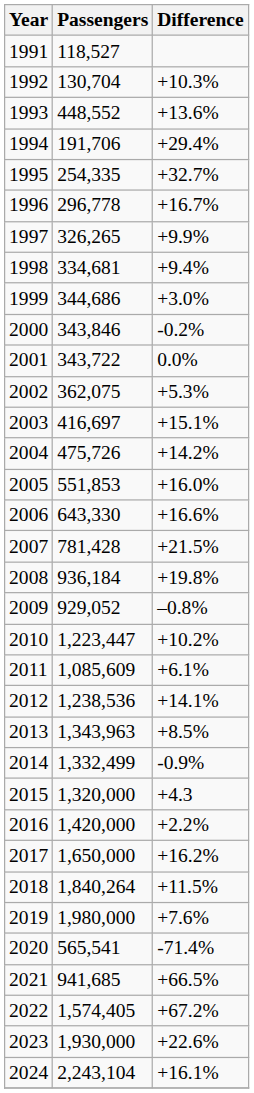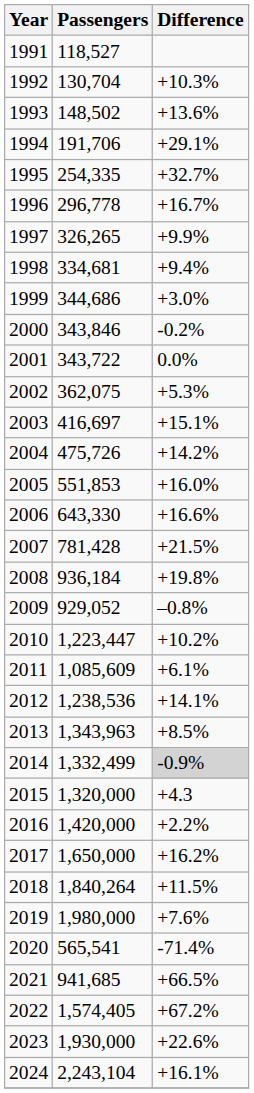(89, 112) 448,552 -> (89, 112) 148,502
(188, 143) +29.4% -> (188, 143) +29.1%
(181, 762) no background -> (181, 762) lightgrey background
